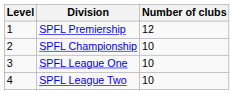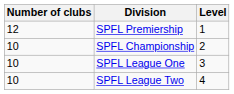columns swapped: (21, 13) <-> (184, 13)
